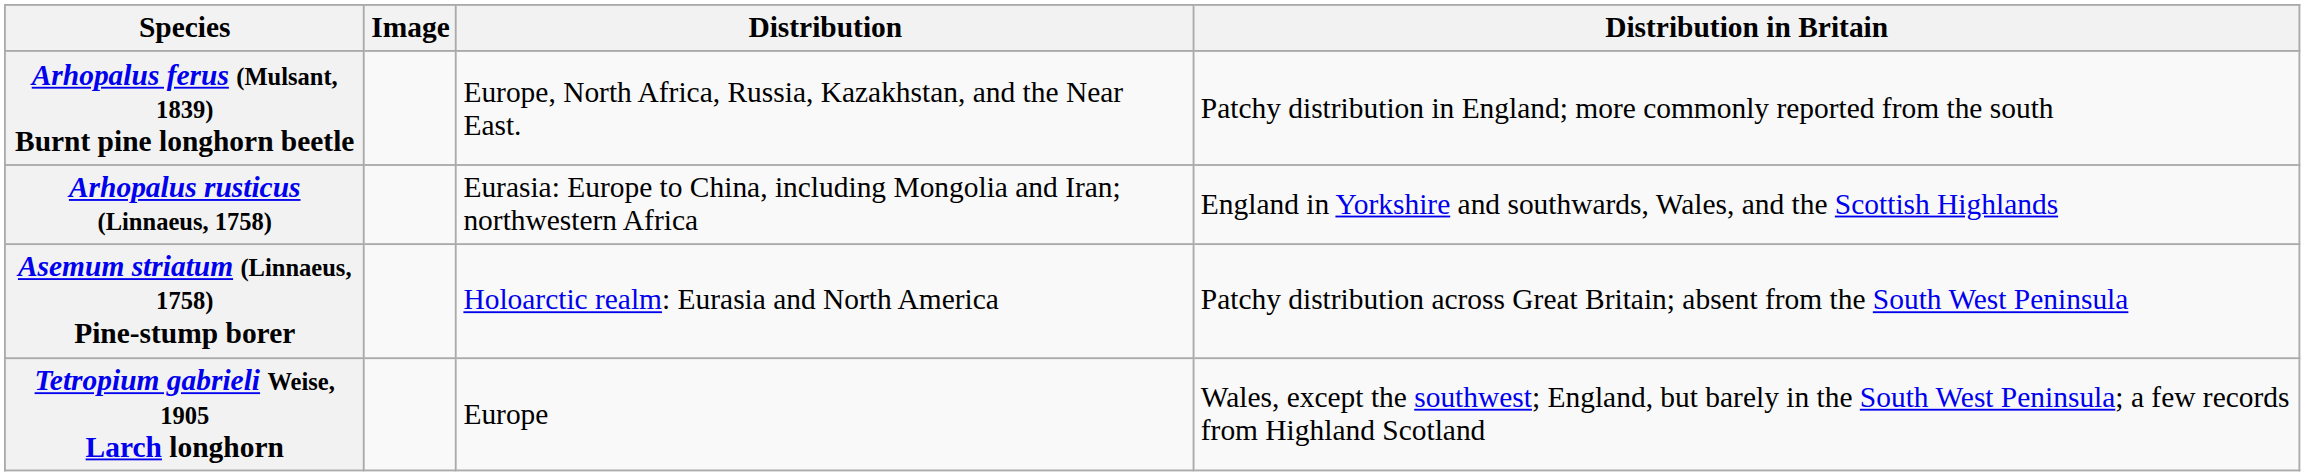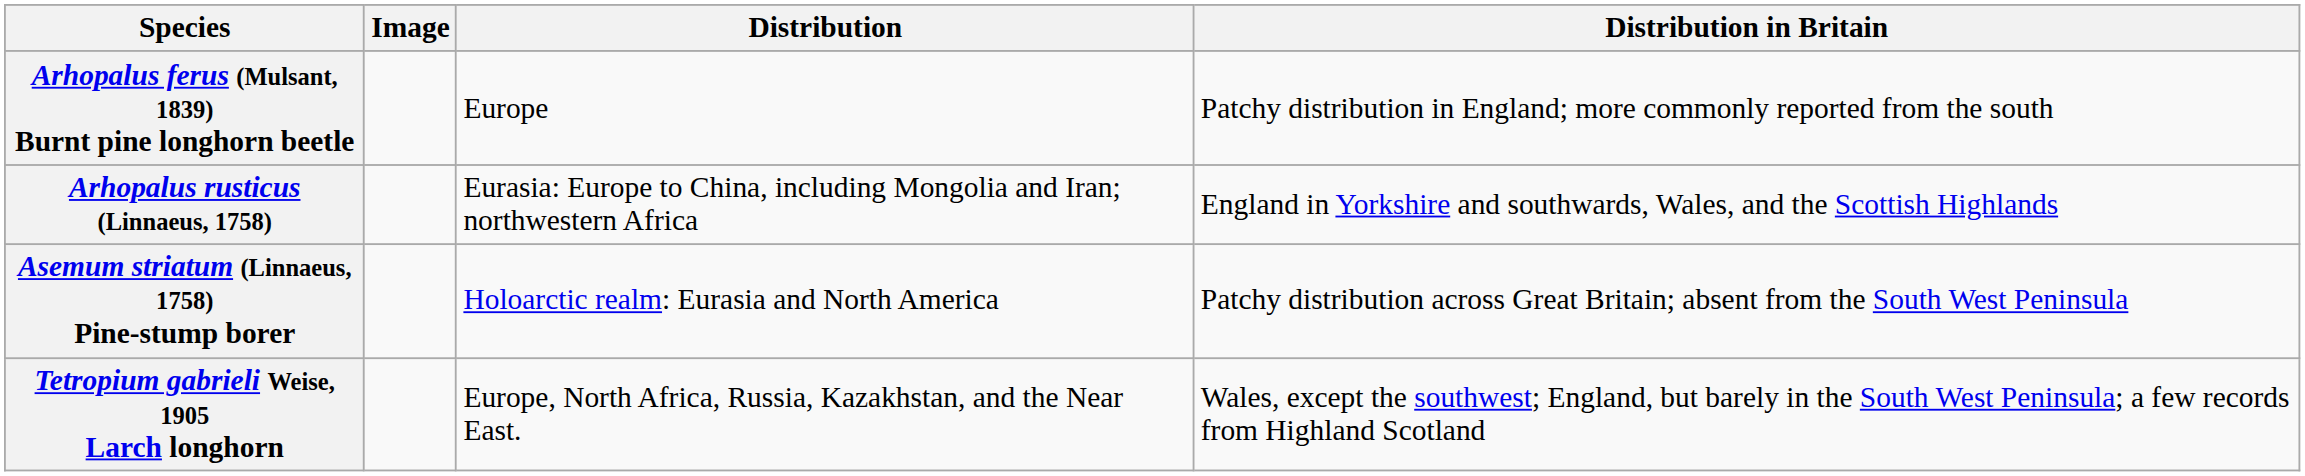(793, 107) Europe, North Africa, Russia, Kazakhstan, and the Near East. -> (506, 107) Europe
(506, 413) Europe -> (793, 413) Europe, North Africa, Russia, Kazakhstan, and the Near East.
